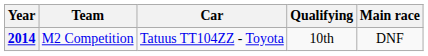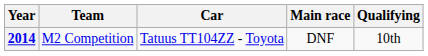columns swapped: (322, 16) <-> (390, 16)
